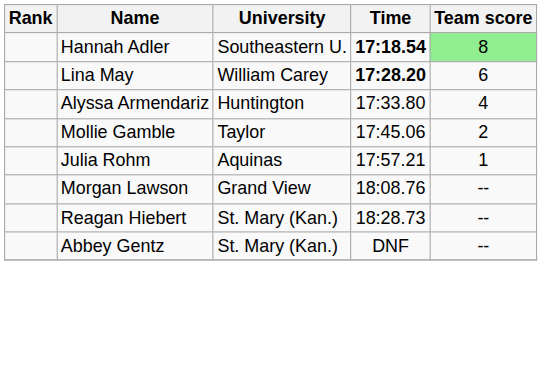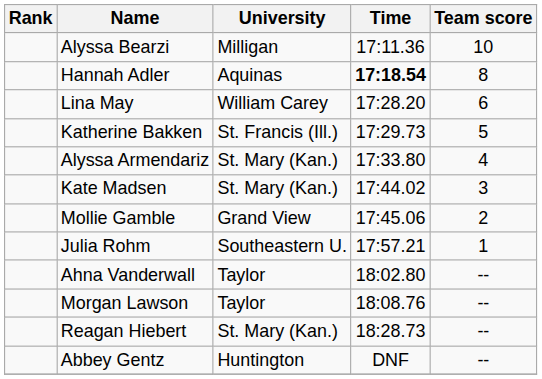+ row: (115, 47)
(282, 47) Southeastern U. -> (250, 75) Aquinas
(483, 47) lightgreen background -> (483, 75) no background
(391, 75) bold -> (391, 103) normal
+ row: (132, 132)
(261, 103) Huntington -> (278, 160) St. Mary (Kan.)
+ row: (114, 189)
(241, 132) Taylor -> (264, 217) Grand View
(250, 160) Aquinas -> (282, 246) Southeastern U.
+ row: (128, 274)
(264, 189) Grand View -> (241, 302) Taylor
(278, 246) St. Mary (Kan.) -> (261, 359) Huntington
